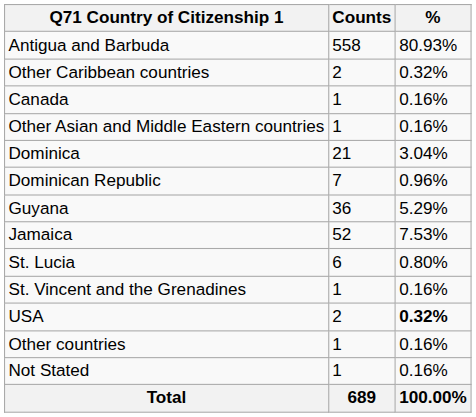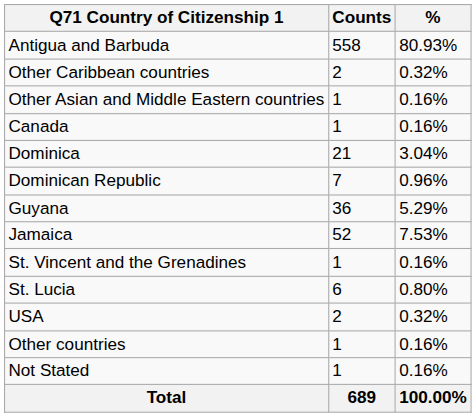rows swapped: (38, 99) <-> (166, 126)
rows swapped: (42, 262) <-> (127, 289)
(423, 316) bold -> (423, 316) normal
